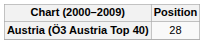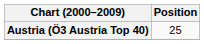(175, 30) 28 -> (175, 30) 25
